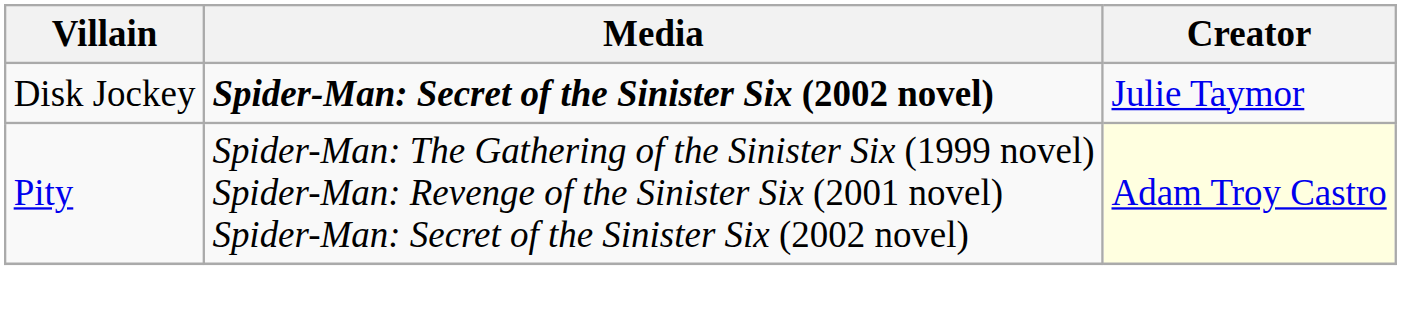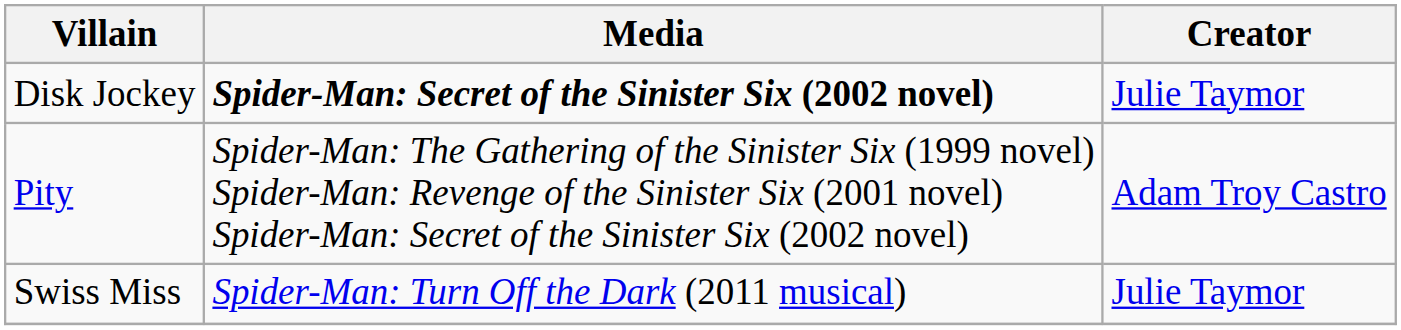(1249, 192) lightyellow background -> (1249, 192) no background
+ row: (97, 292)
